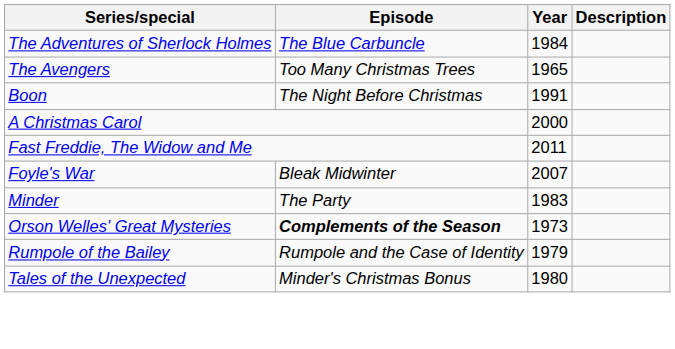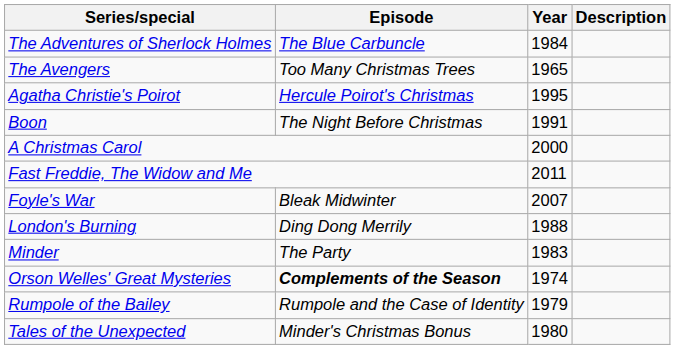+ row: (94, 95)
+ row: (72, 226)
(550, 226) 1973 -> (550, 278) 1974
